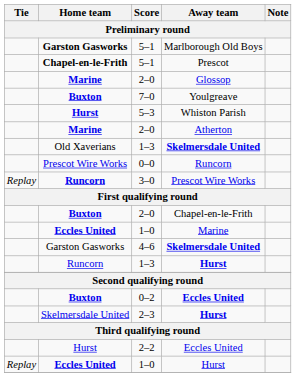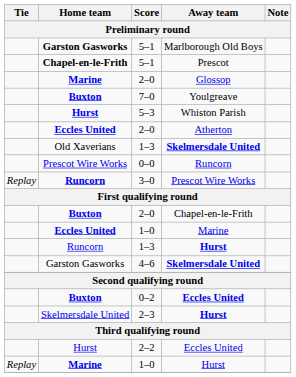(85, 130) Marine -> (85, 130) Eccles United
rows swapped: (147, 247) <-> (147, 264)
(85, 364) Eccles United -> (85, 364) Marine
